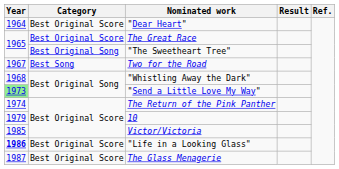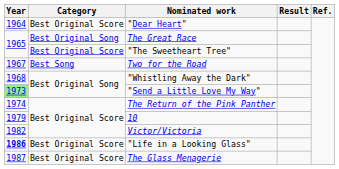(77, 38) Best Original Score -> (74, 38) Best Original Song
(74, 51) Best Original Song -> (77, 51) Best Original Score
(16, 131) 1985 -> (16, 131) 1982
